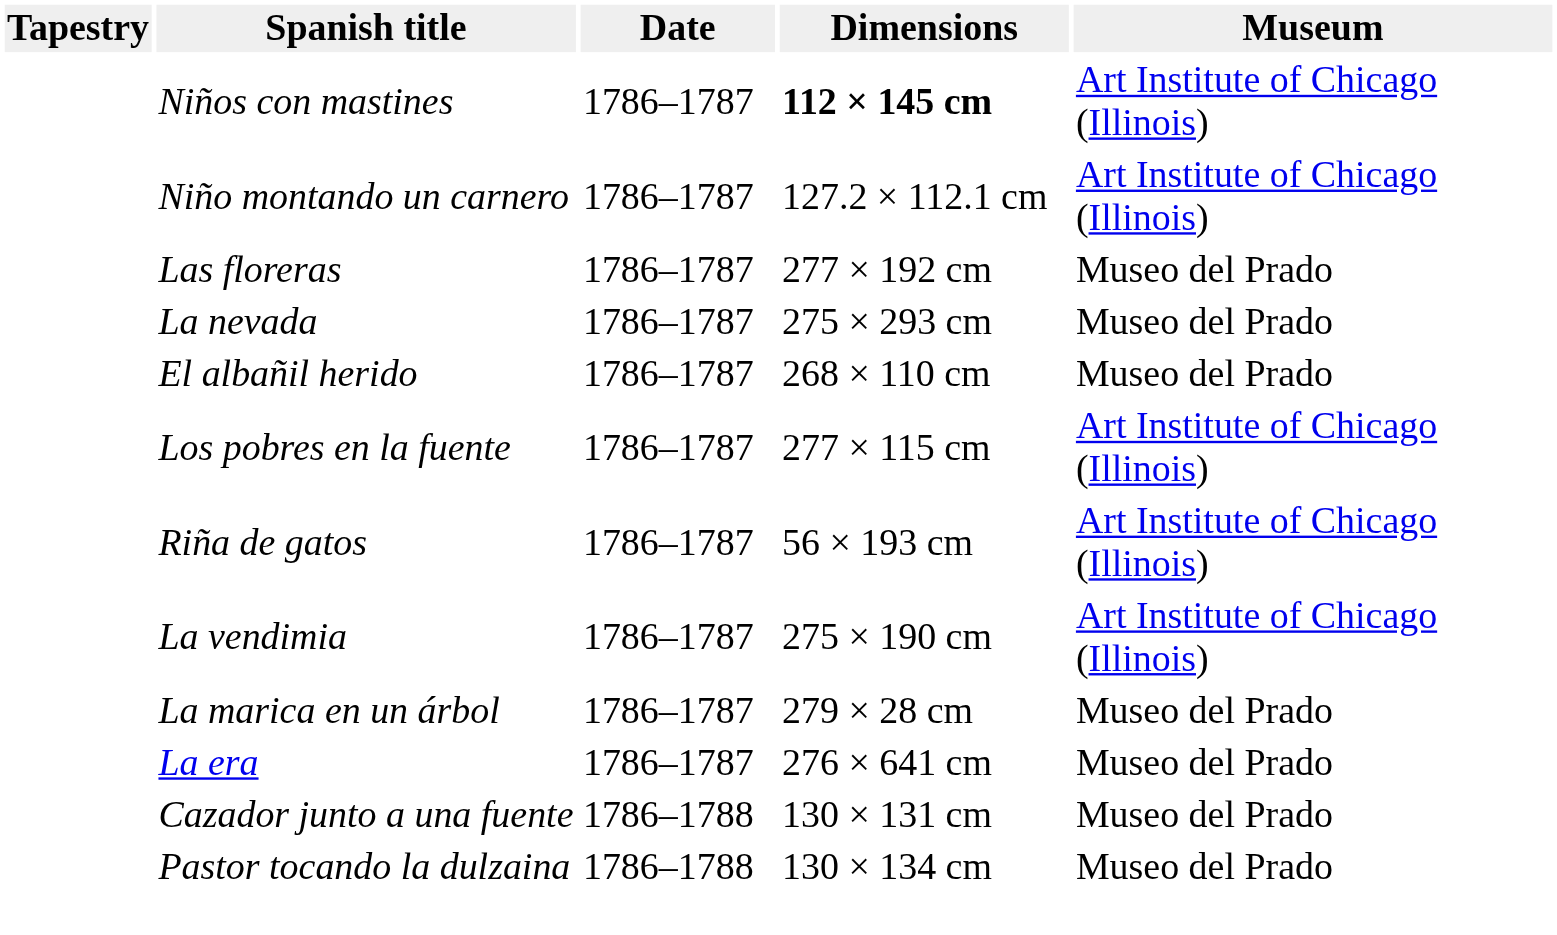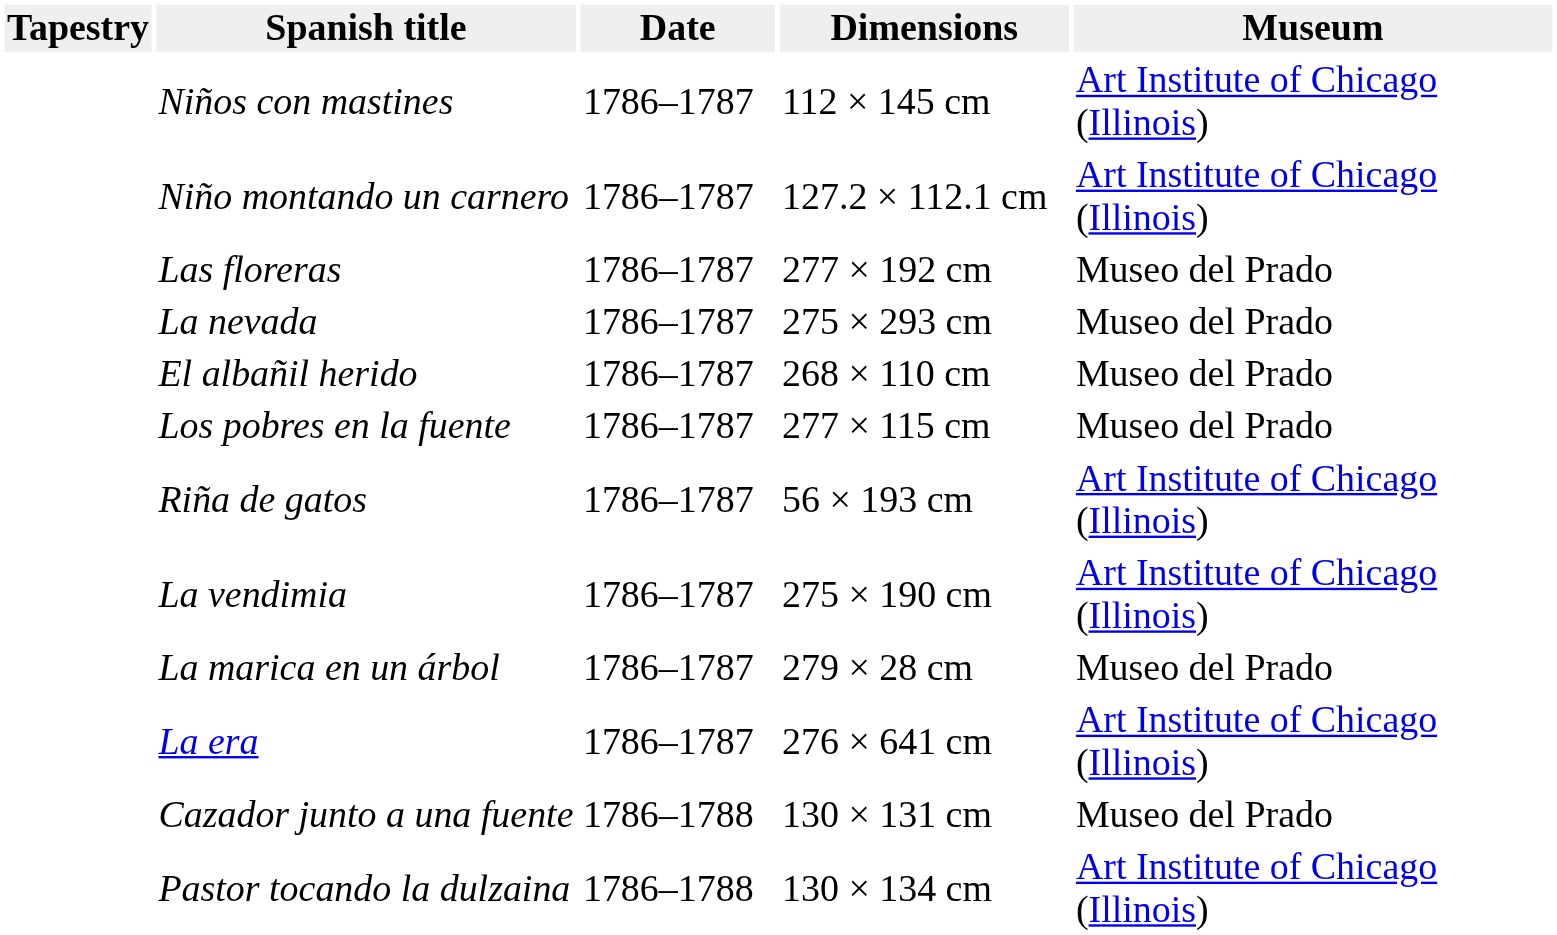(887, 101) bold -> (886, 101) normal
(1257, 447) Art Institute of Chicago (Illinois) -> (1204, 425) Museo del Prado
(1204, 762) Museo del Prado -> (1257, 741) Art Institute of Chicago (Illinois)
(1204, 866) Museo del Prado -> (1257, 888) Art Institute of Chicago (Illinois)
